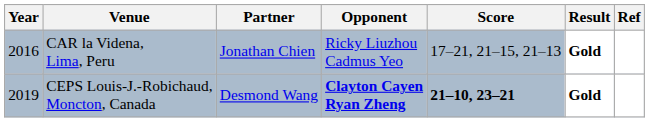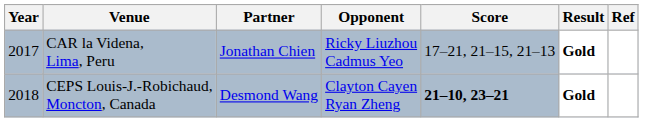(24, 52) 2016 -> (24, 52) 2017
(24, 95) 2019 -> (24, 95) 2018
(374, 95) bold -> (371, 95) normal
